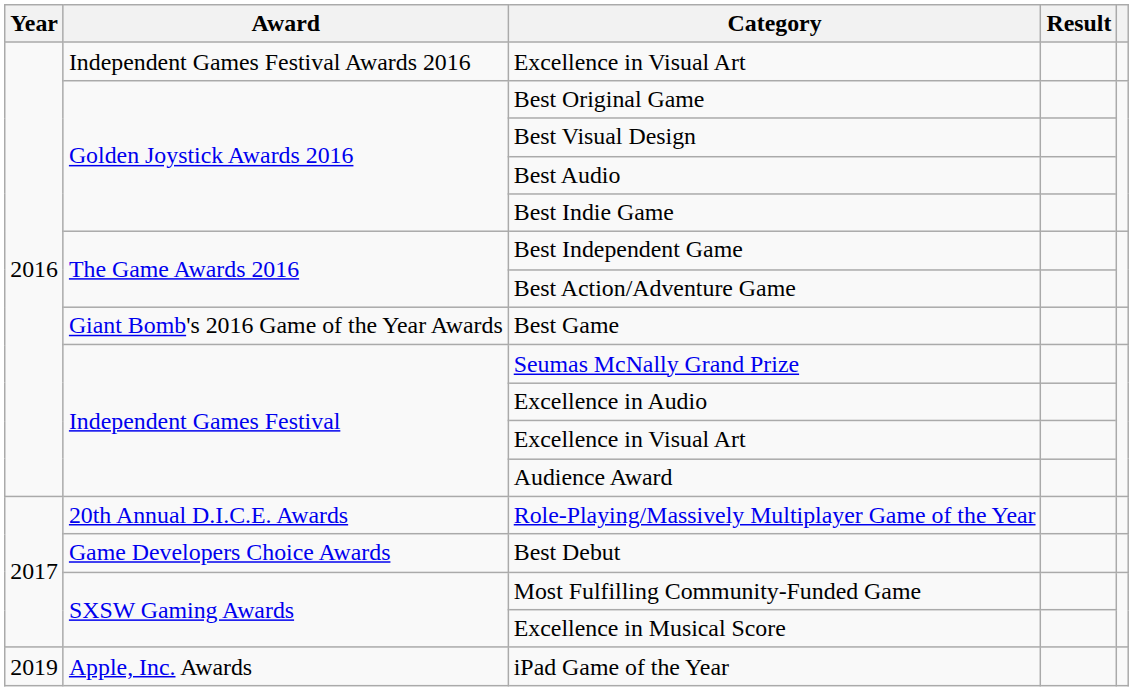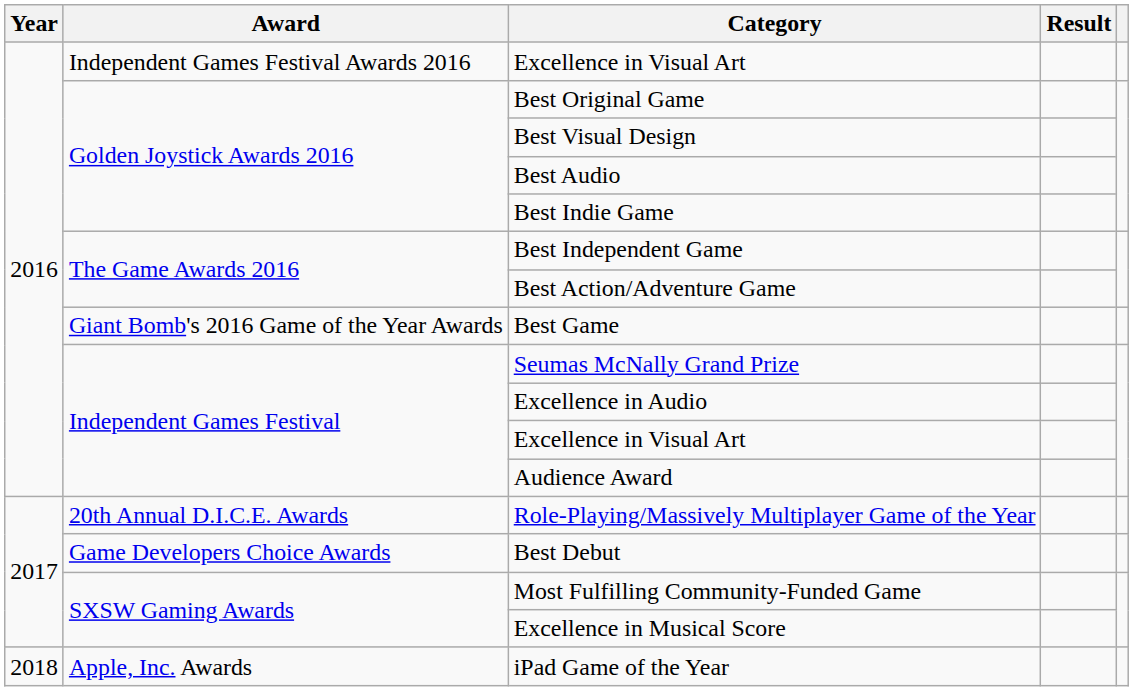(34, 666) 2019 -> (34, 666) 2018
